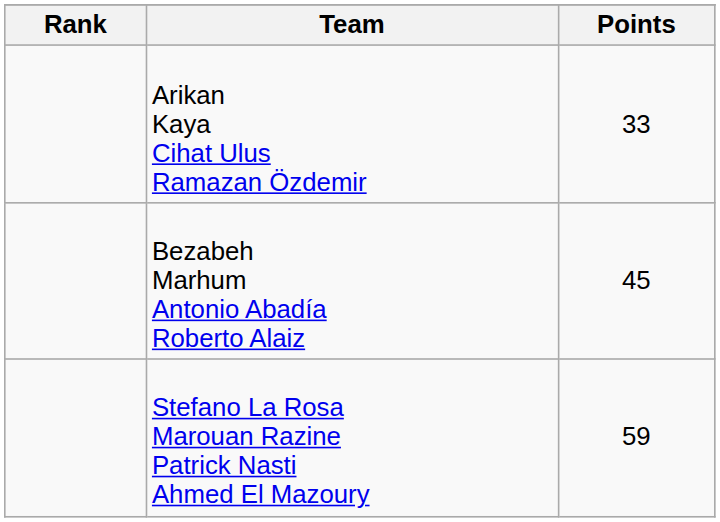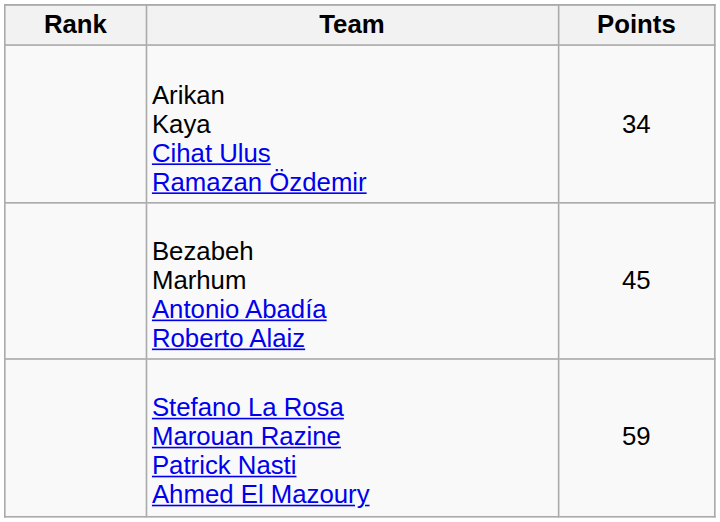(636, 123) 33 -> (636, 123) 34
